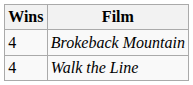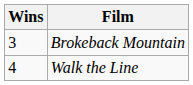(12, 42) 4 -> (12, 42) 3
